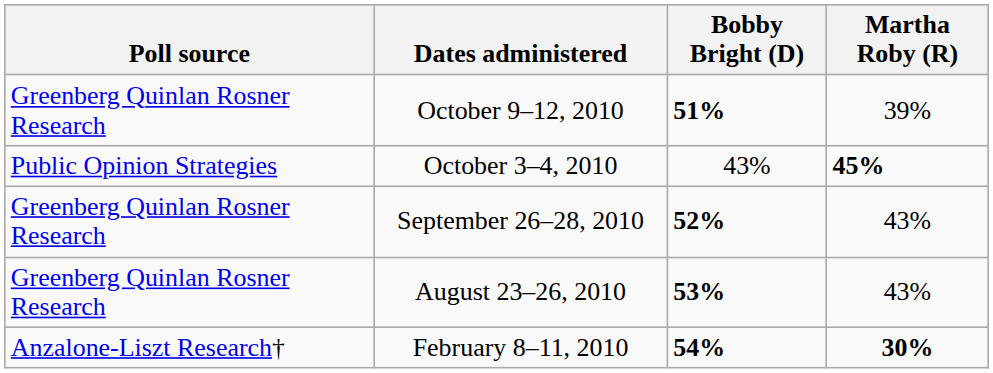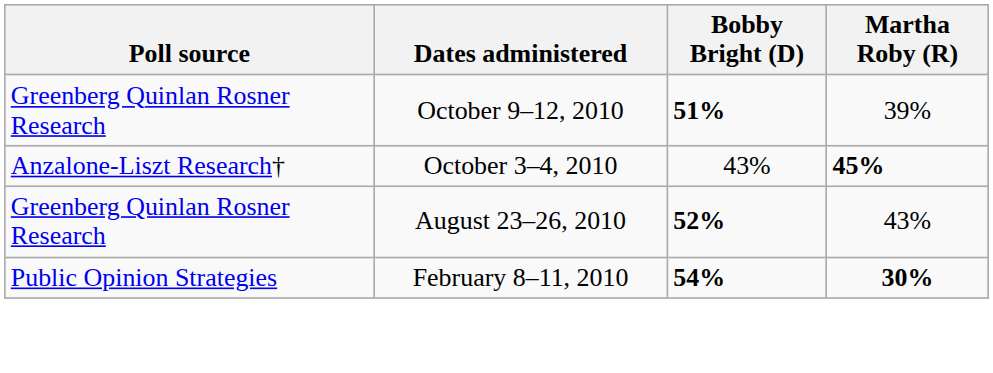(144, 165) Public Opinion Strategies -> (148, 165) Anzalone-Liszt Research†
- row: (521, 221)
(699, 291) 53% -> (699, 221) 52%
(148, 347) Anzalone-Liszt Research† -> (144, 276) Public Opinion Strategies
